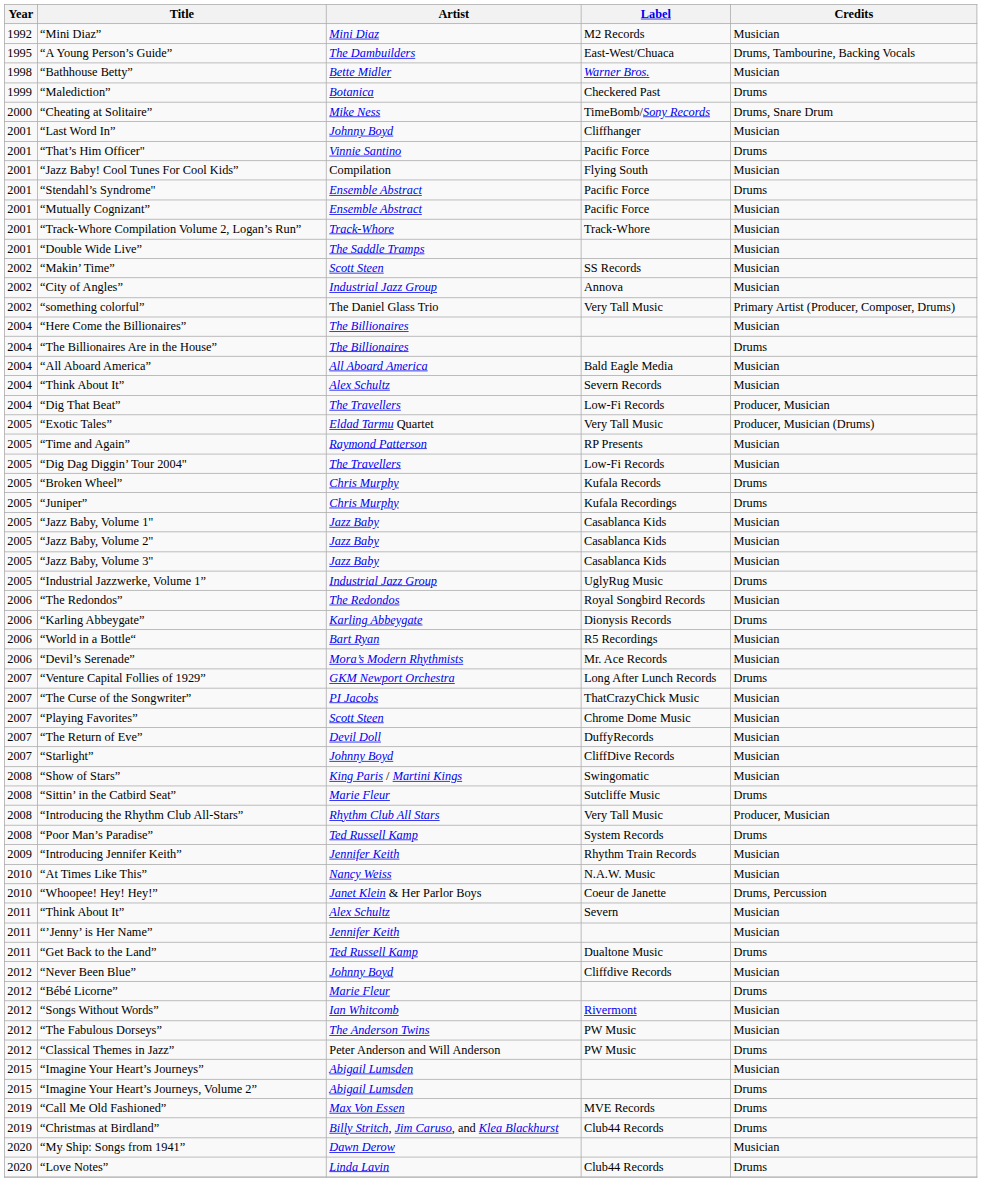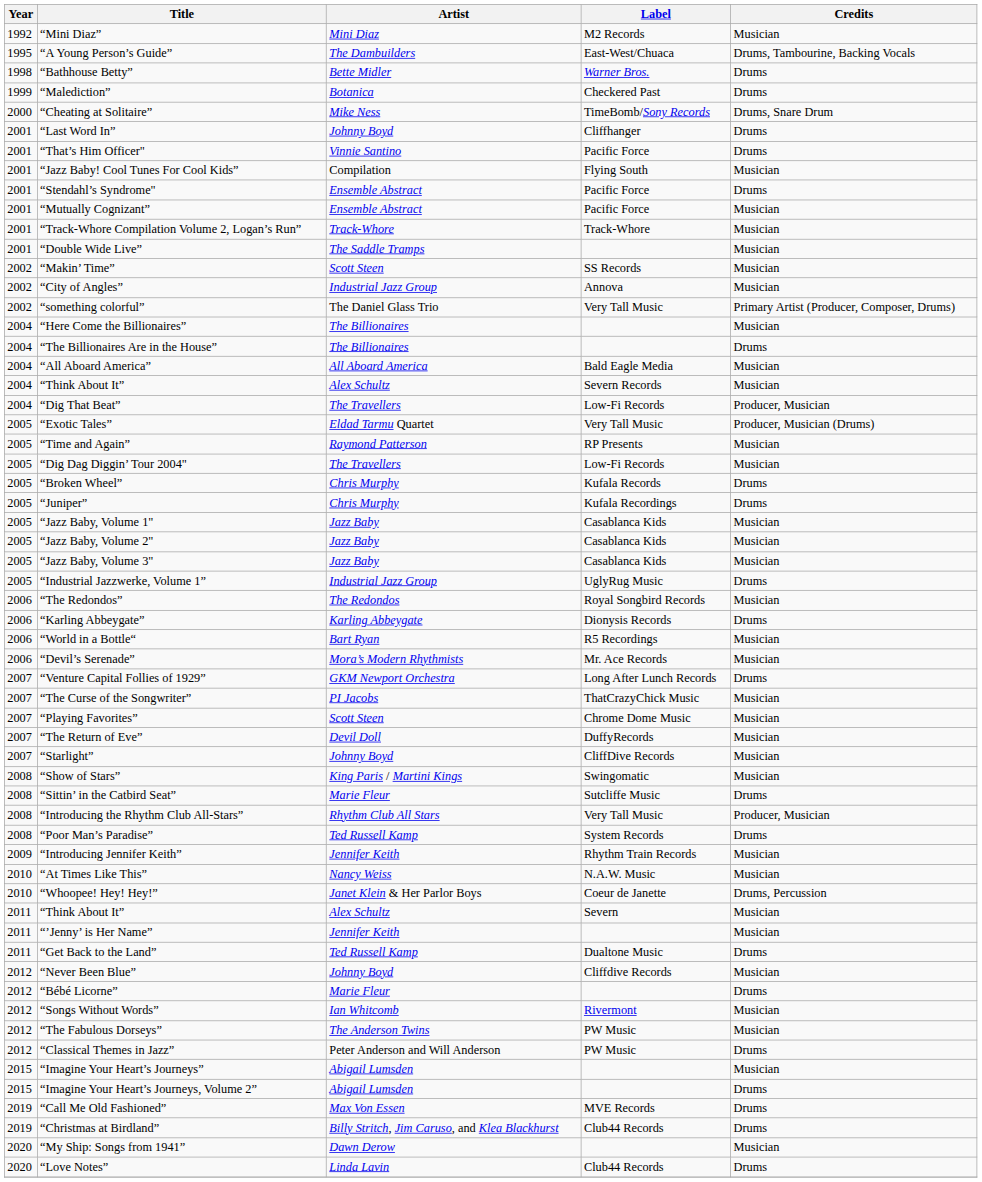(757, 72) Musician -> (750, 72) Drums
(757, 131) Musician -> (750, 131) Drums
